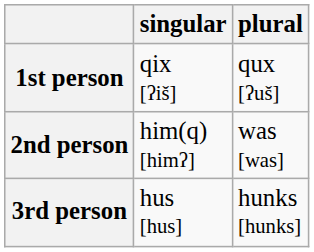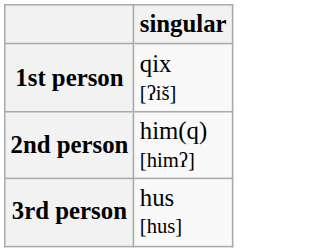- column: (270, 24)
